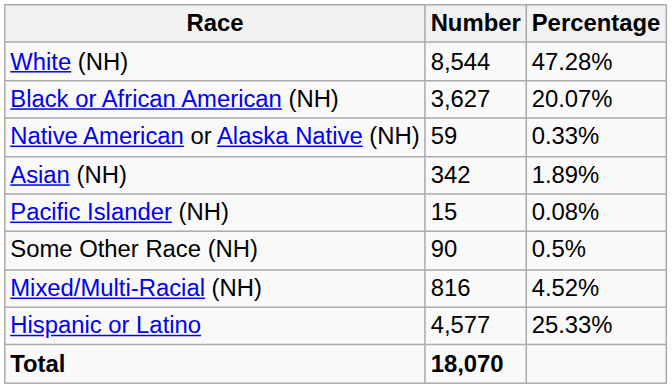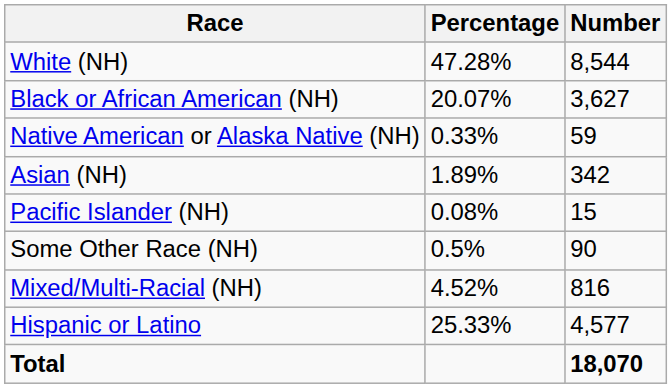columns swapped: (476, 23) <-> (596, 23)
